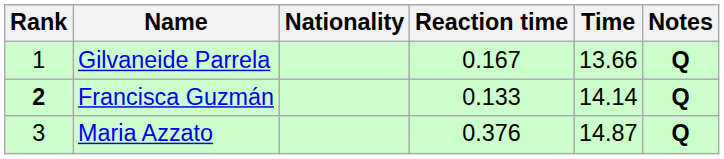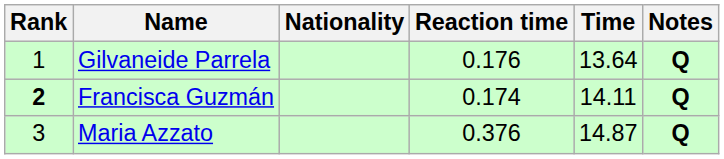(492, 60) 0.167 -> (492, 60) 0.176
(608, 60) 13.66 -> (608, 60) 13.64
(492, 97) 0.133 -> (492, 97) 0.174
(608, 97) 14.14 -> (608, 97) 14.11
